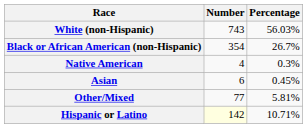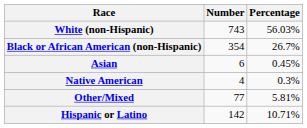rows swapped: (104, 64) <-> (104, 81)
(236, 115) lightyellow background -> (236, 115) no background
